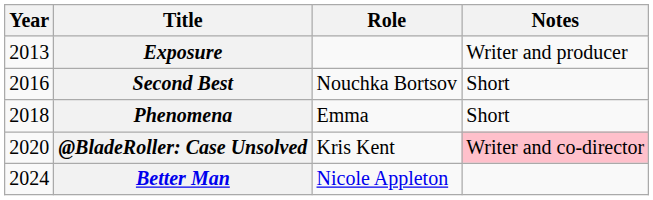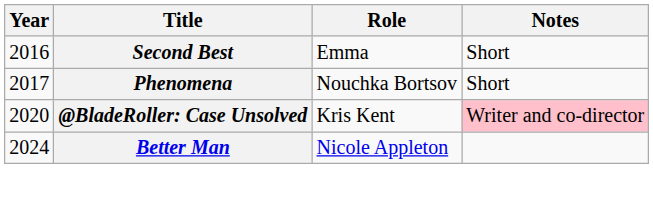- row: (183, 52)
(387, 83) Nouchka Bortsov -> (343, 52) Emma
(29, 115) 2018 -> (29, 83) 2017
(343, 115) Emma -> (387, 83) Nouchka Bortsov
